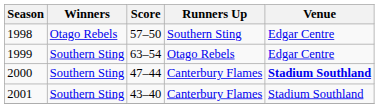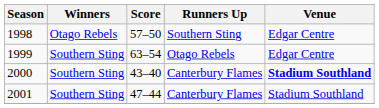(146, 73) 47–44 -> (146, 73) 43–40
(146, 93) 43–40 -> (146, 93) 47–44
